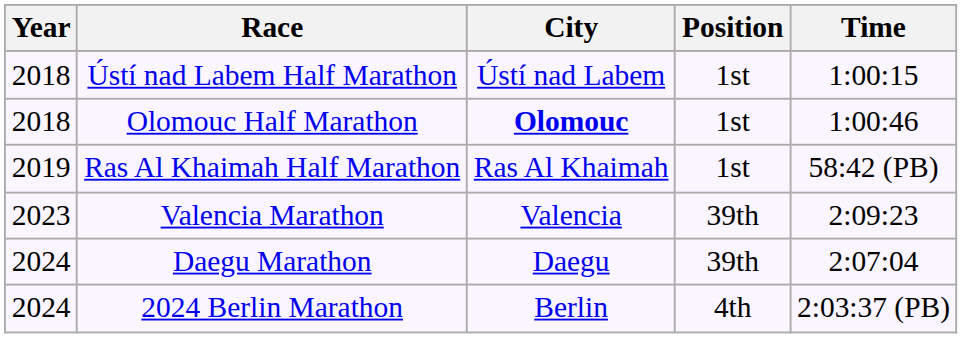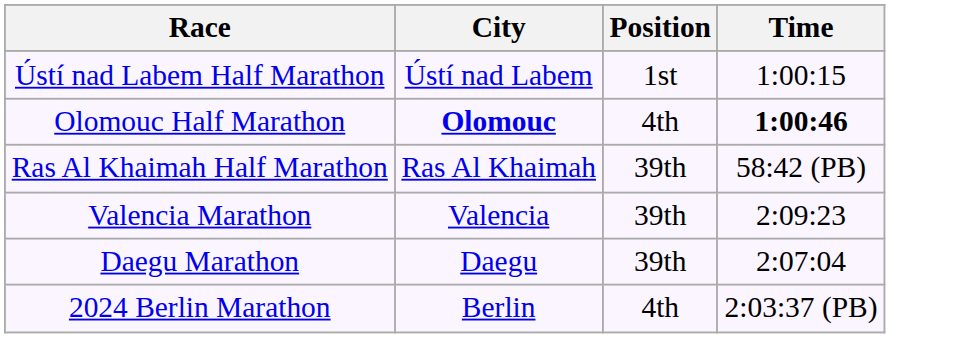- column: (41, 27)
(733, 121) 1st -> (660, 121) 4th
(873, 121) normal -> (801, 121) bold
(733, 167) 1st -> (660, 167) 39th
